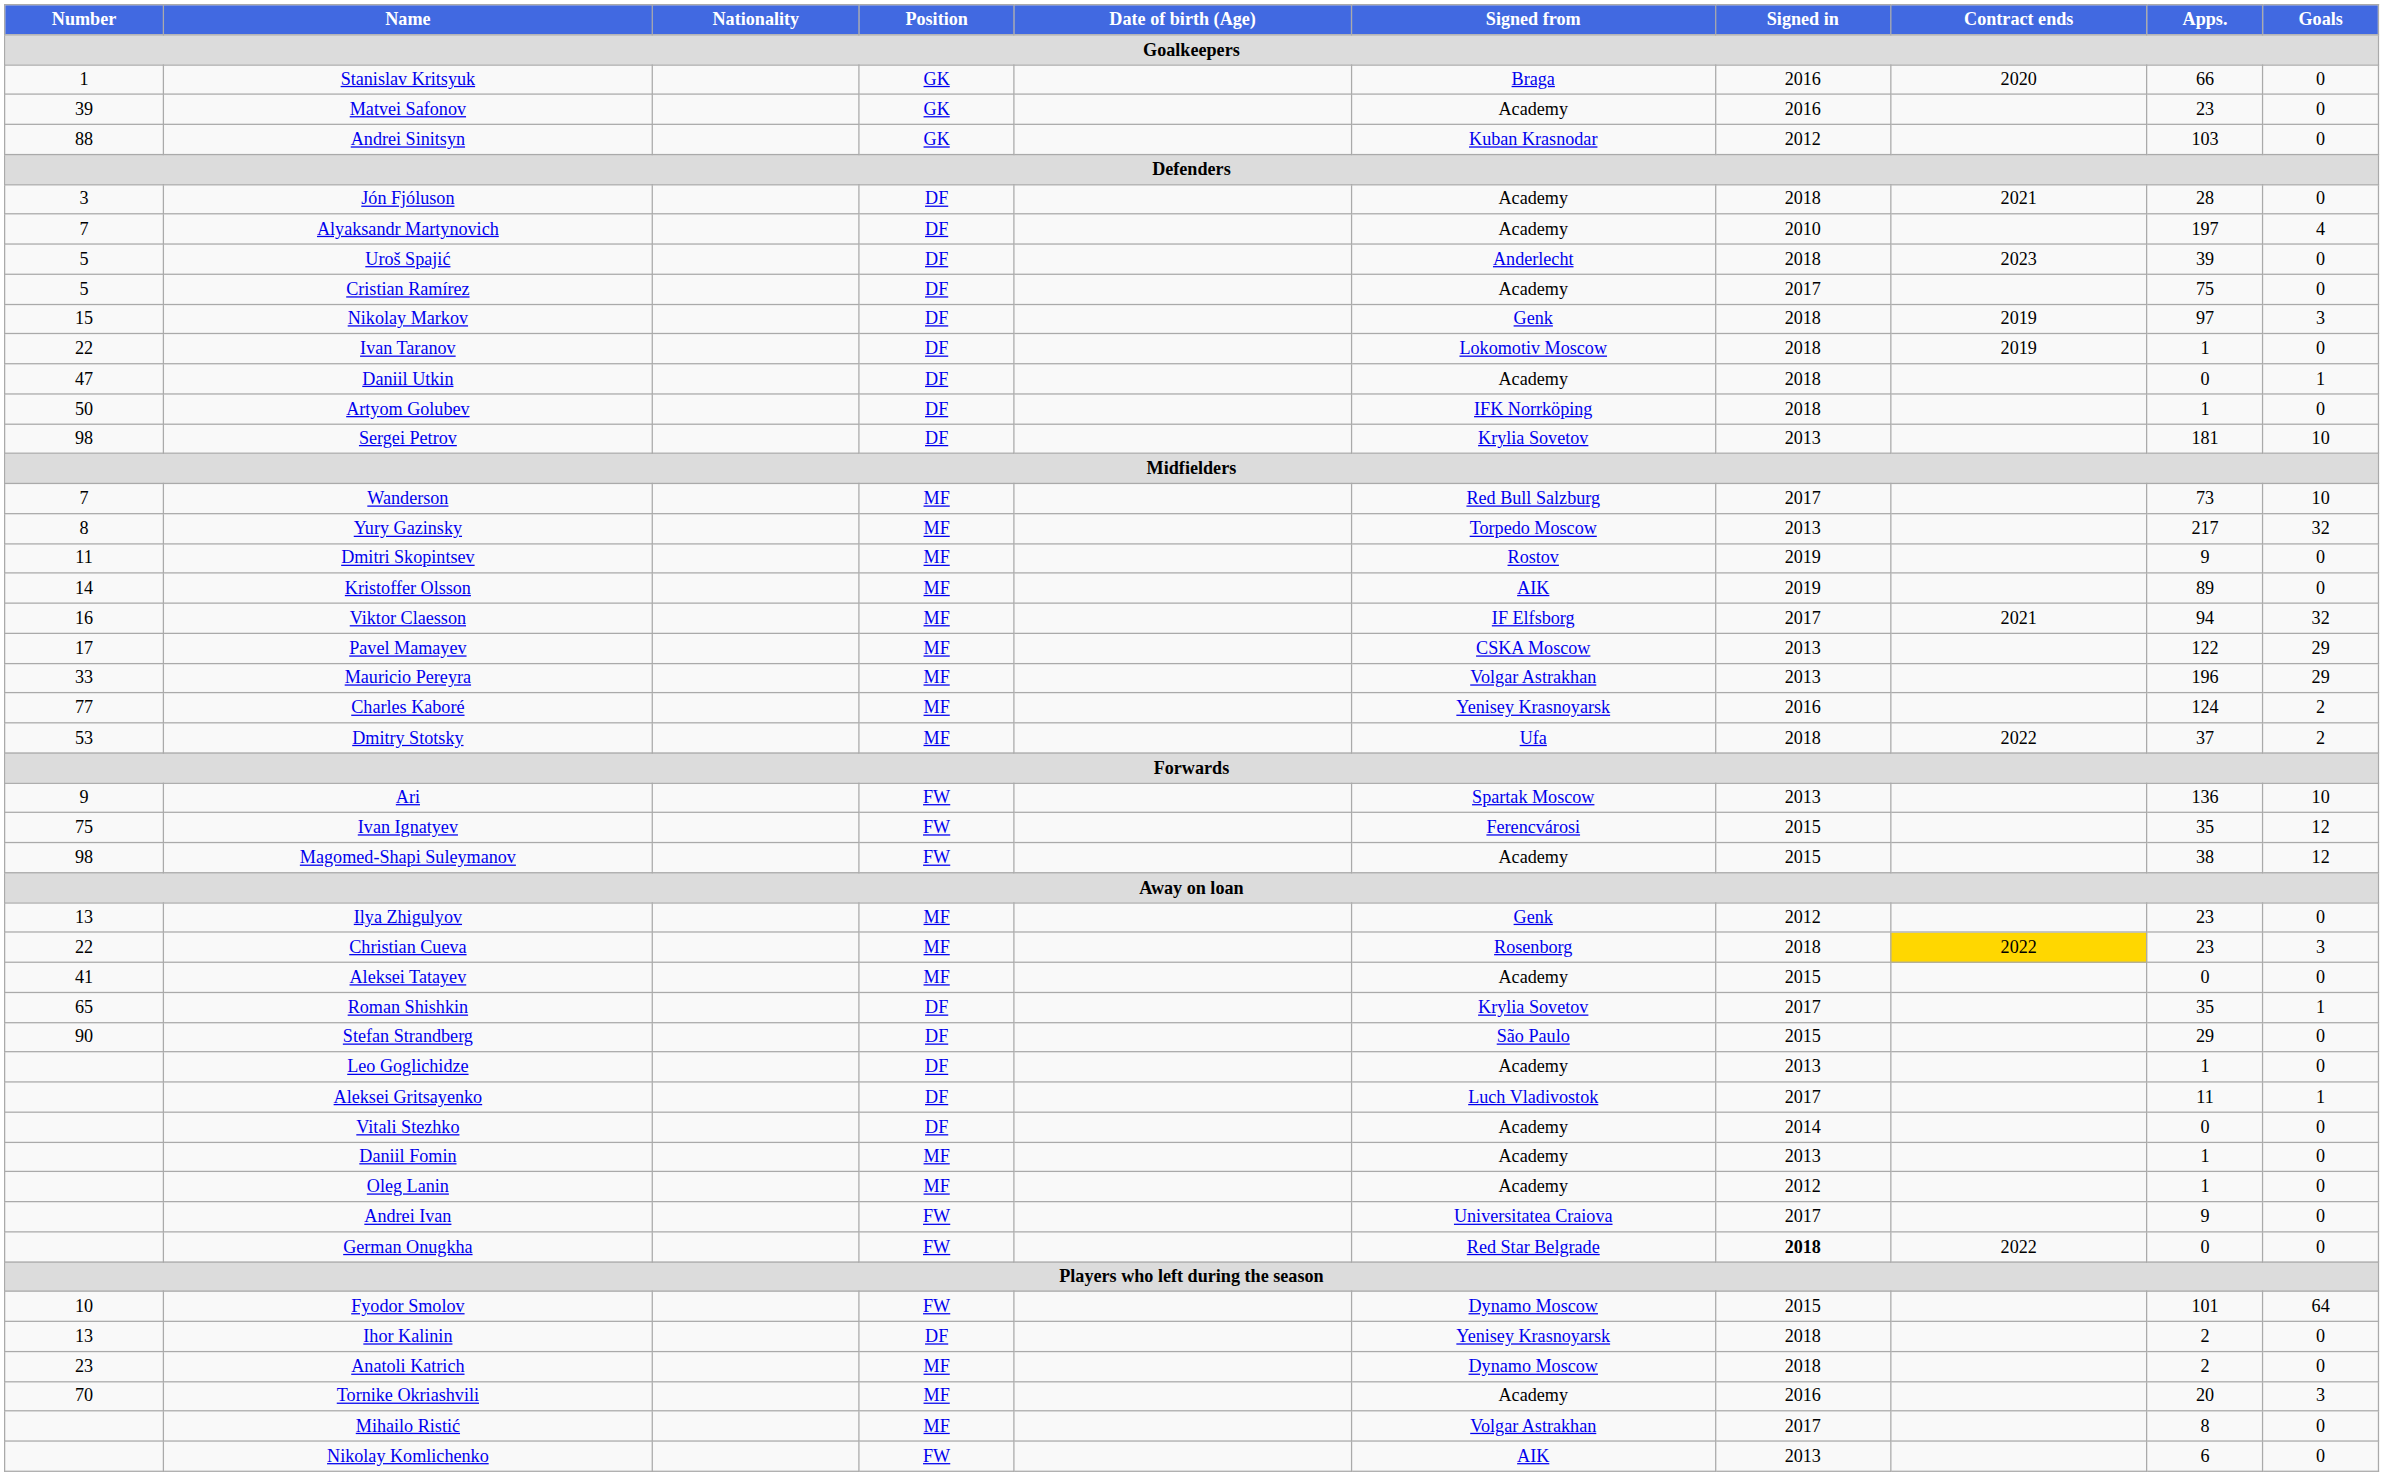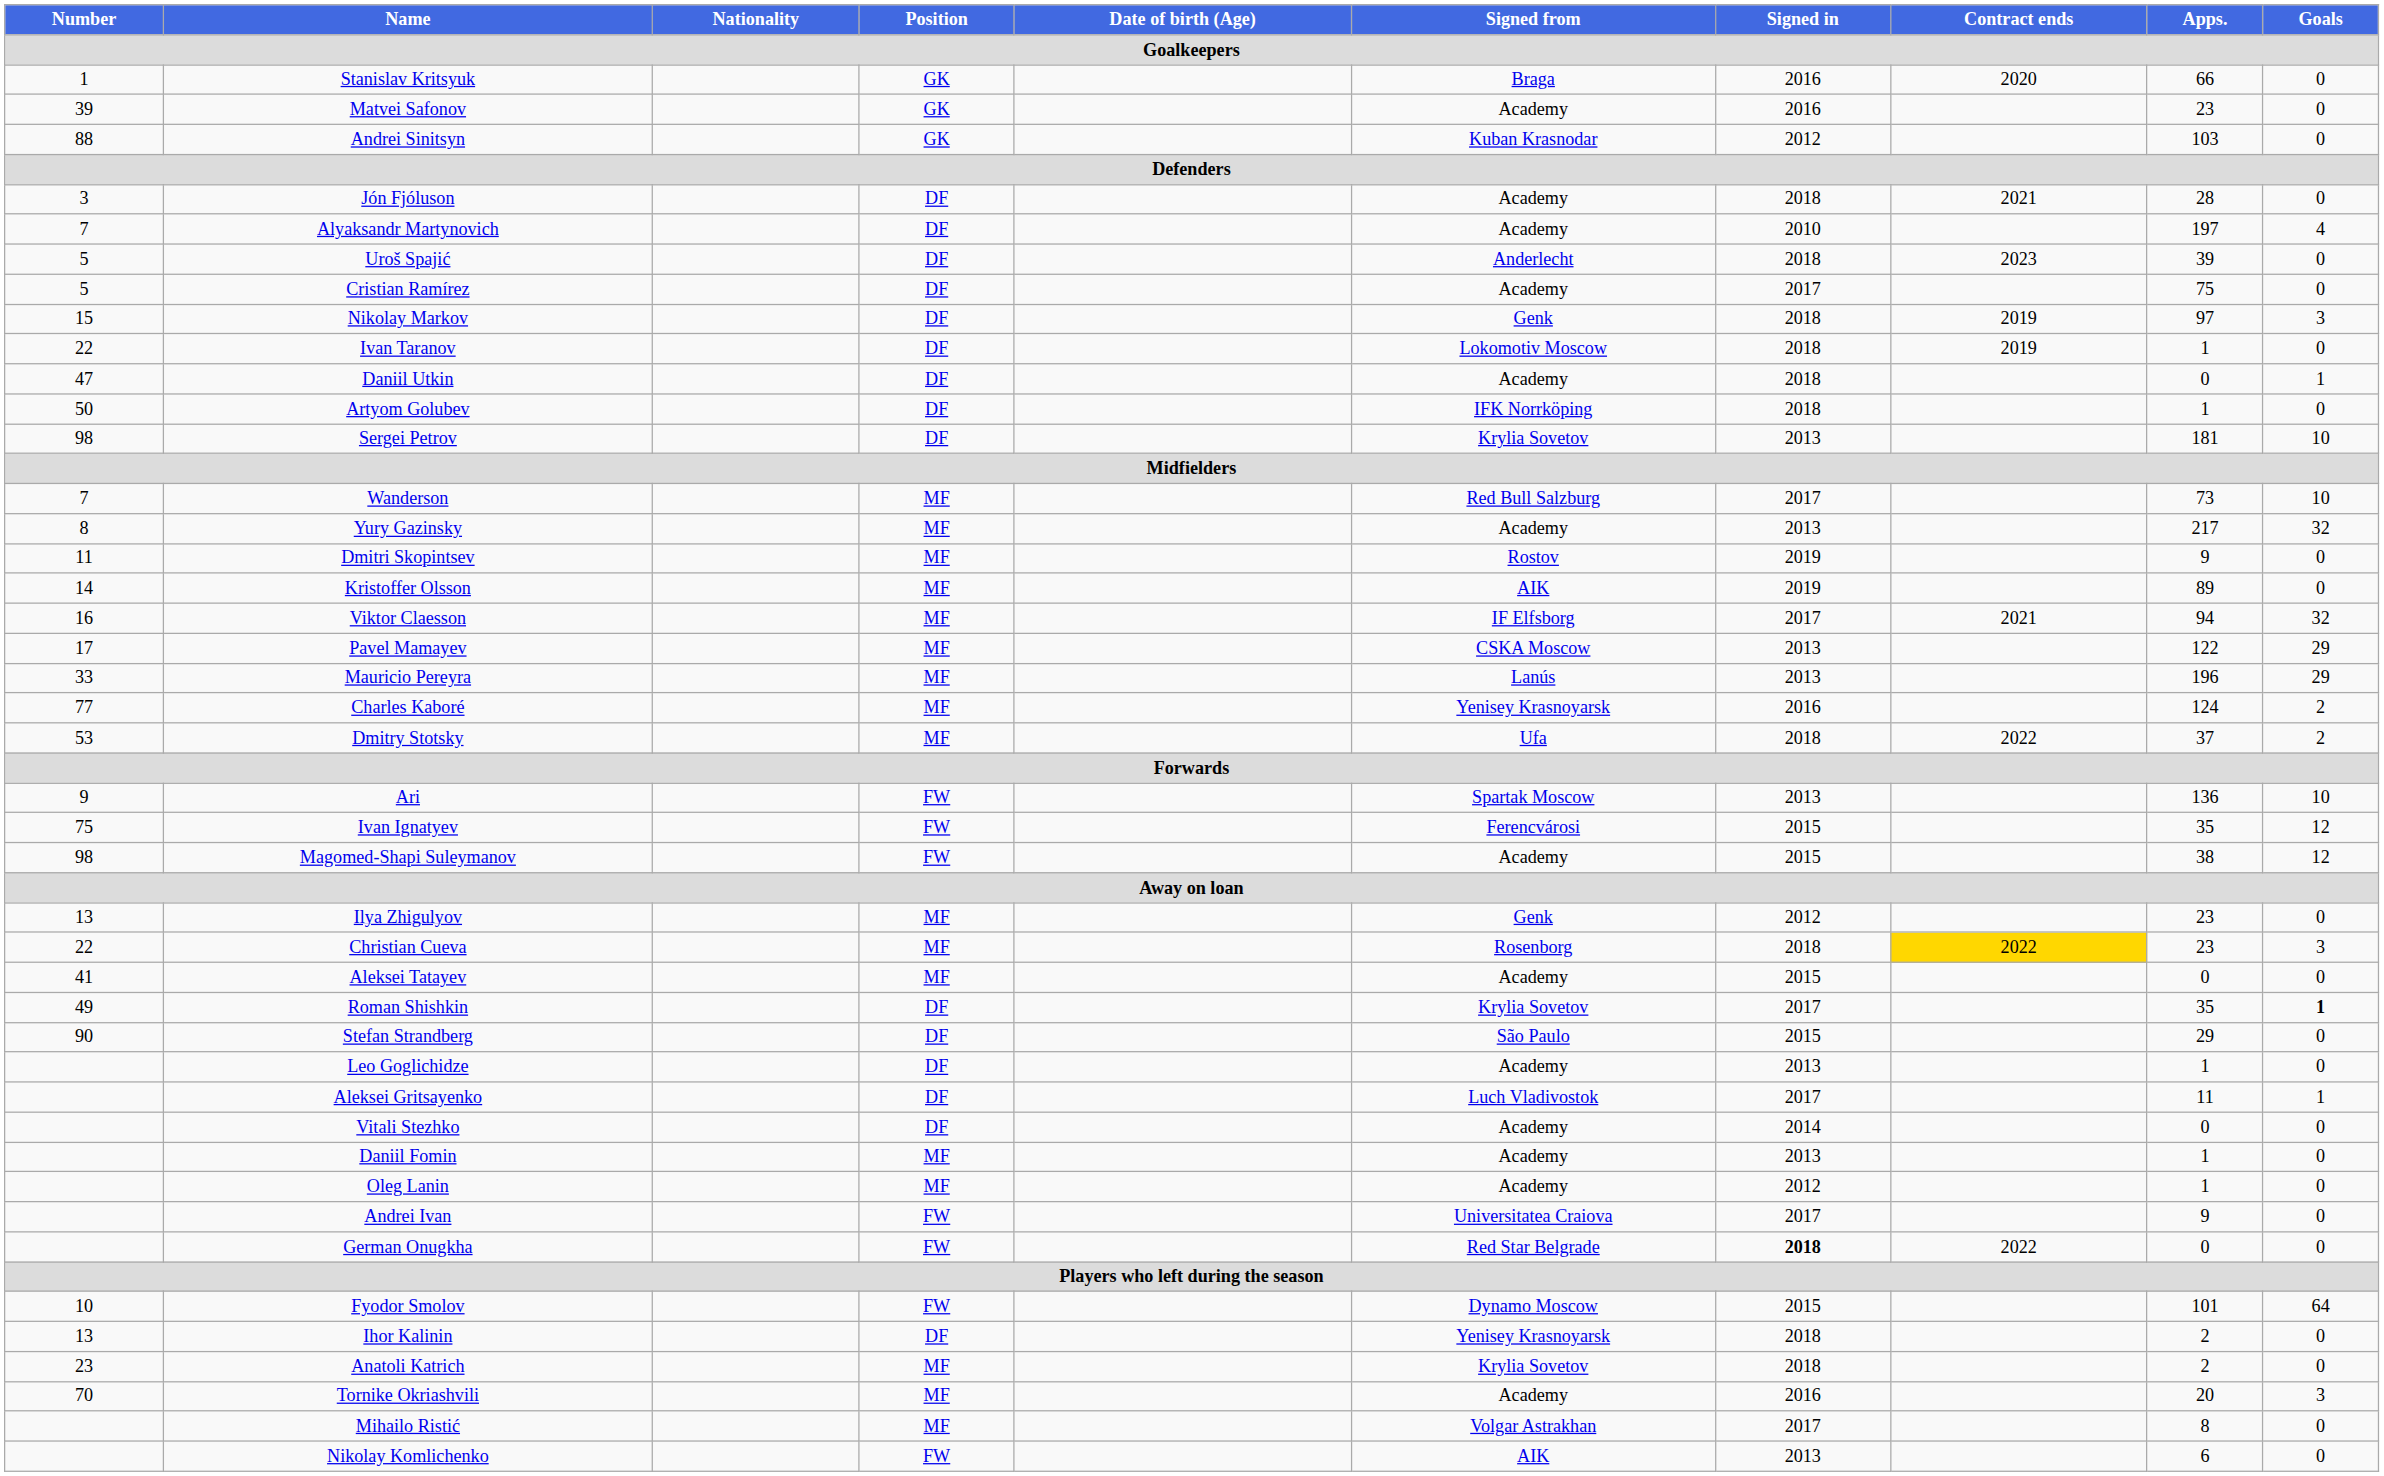(1533, 528) Torpedo Moscow -> (1533, 528) Academy
(1533, 678) Volgar Astrakhan -> (1533, 678) Lanús
(84, 1007) 65 -> (84, 1007) 49
(2321, 1007) normal -> (2321, 1007) bold
(1533, 1366) Dynamo Moscow -> (1533, 1366) Krylia Sovetov
